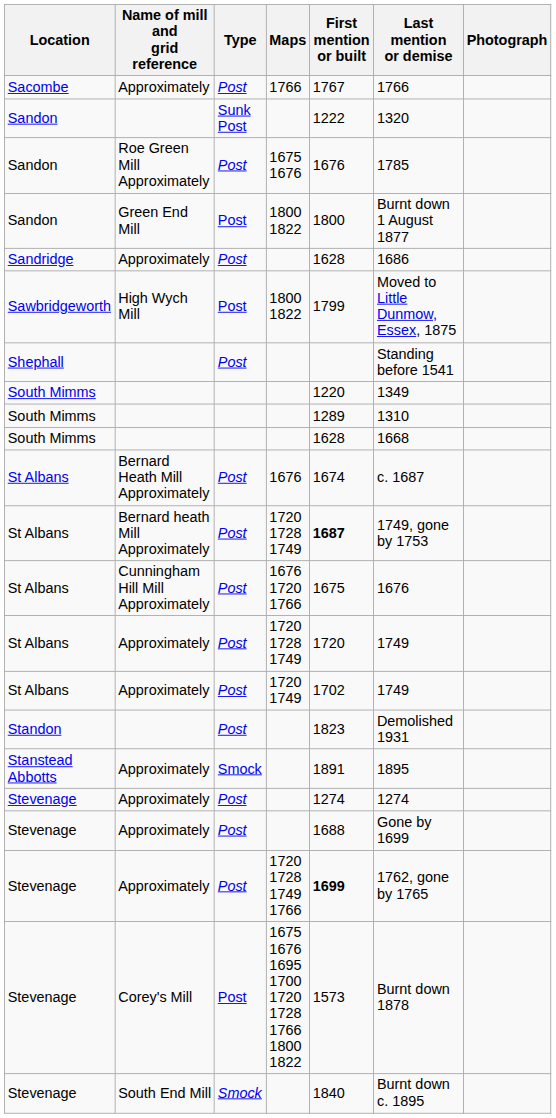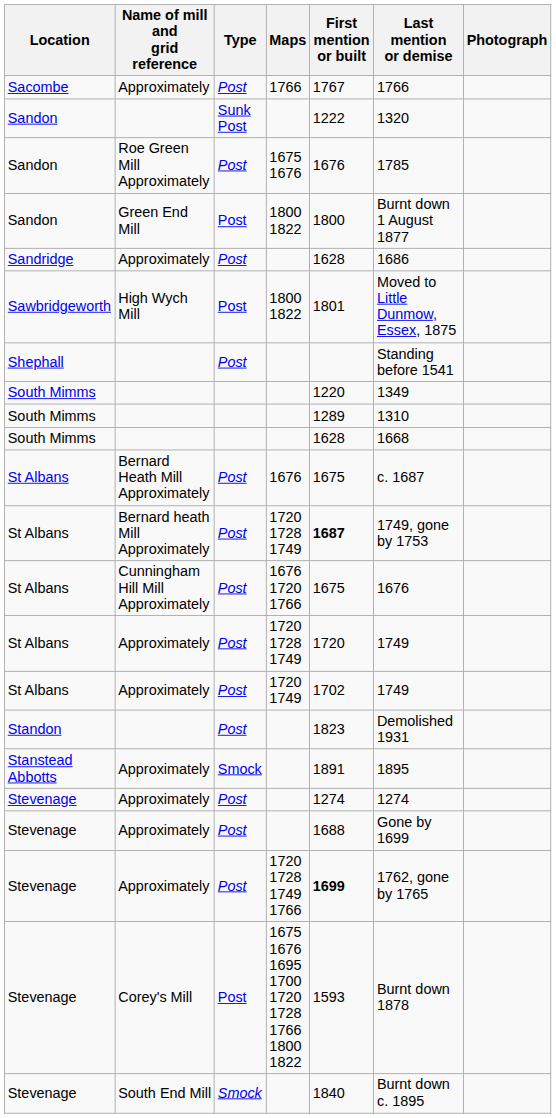(329, 306) 1799 -> (329, 306) 1801
(329, 477) 1674 -> (329, 477) 1675
(329, 997) 1573 -> (329, 997) 1593
